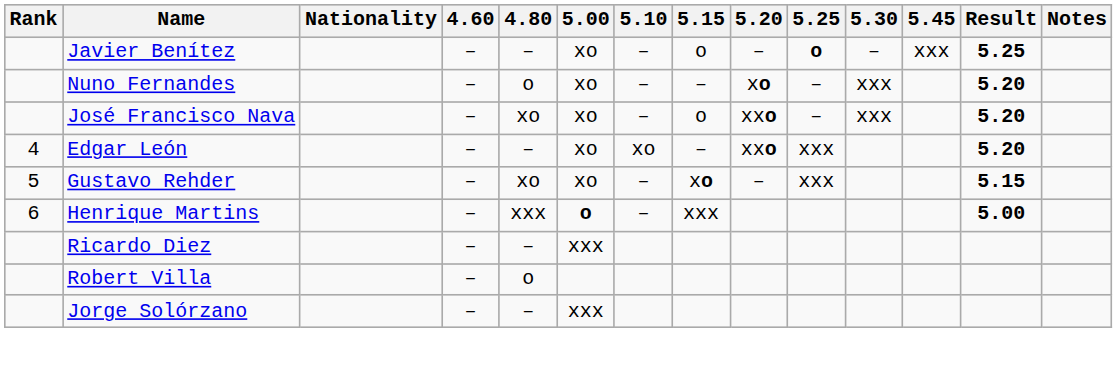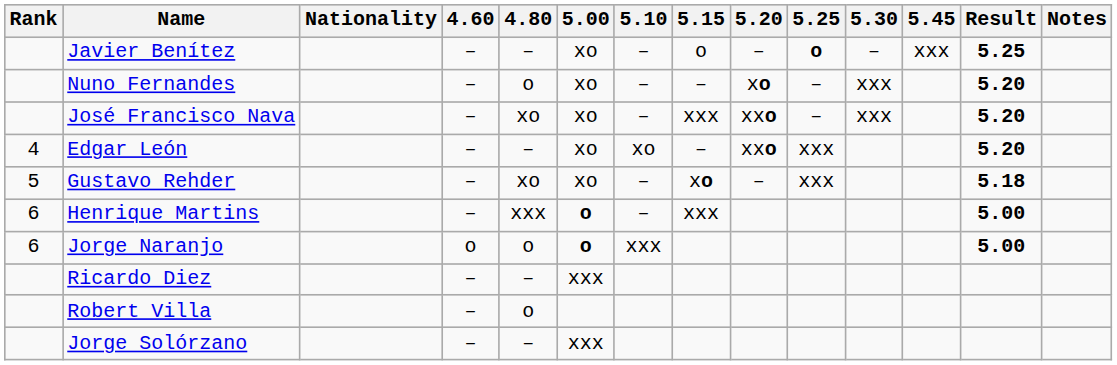(701, 118) o -> (701, 118) xxx
(1001, 183) 5.15 -> (1001, 183) 5.18
+ row: (145, 247)
